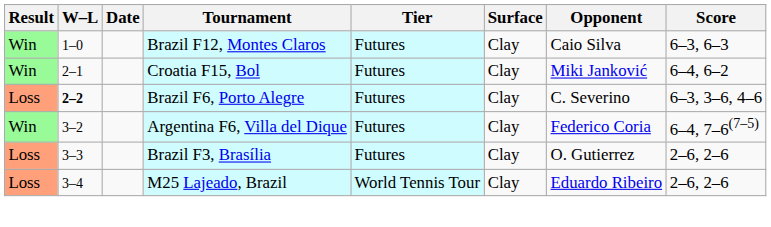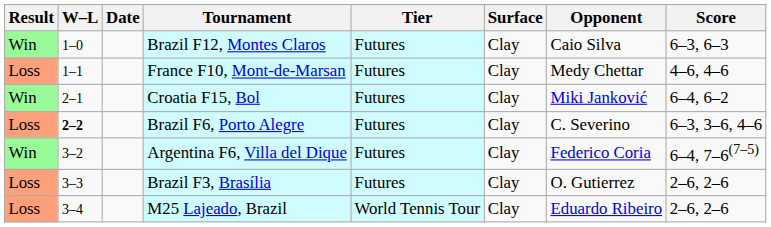+ row: (247, 71)
